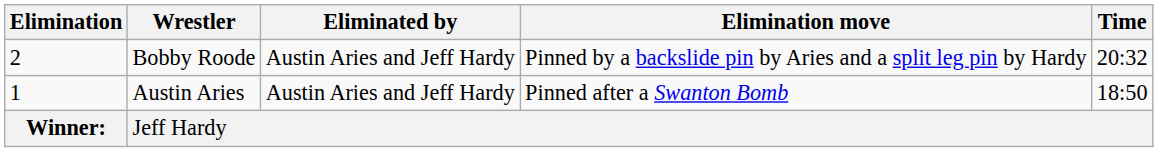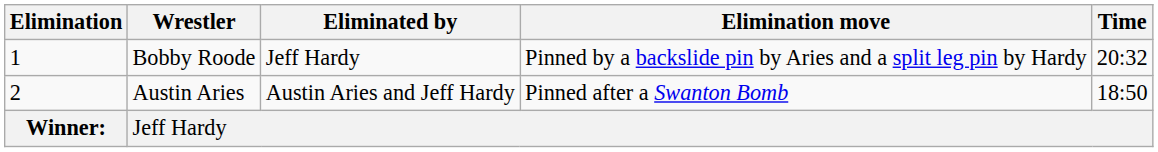(15, 57) 2 -> (15, 57) 1
(390, 57) Austin Aries and Jeff Hardy -> (313, 57) Jeff Hardy
(15, 92) 1 -> (15, 92) 2
